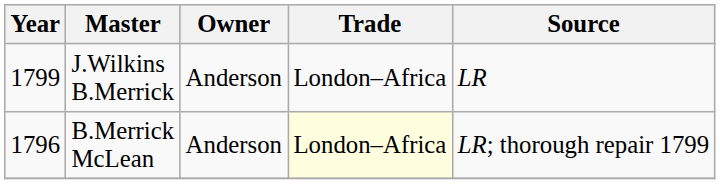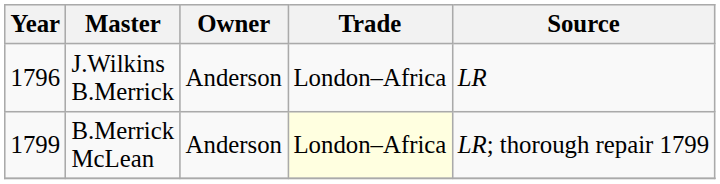(35, 77) 1799 -> (35, 77) 1796
(35, 144) 1796 -> (35, 144) 1799
